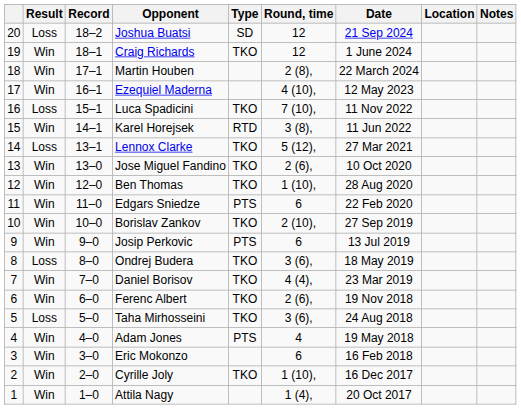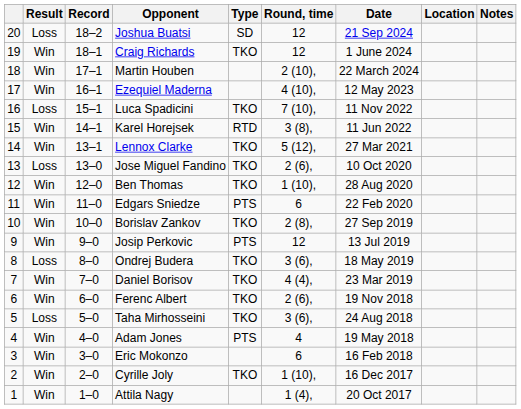(299, 71) 2 (8), -> (299, 71) 2 (10),
(44, 147) Loss -> (44, 147) Win
(44, 166) Win -> (44, 166) Loss
(299, 223) 2 (10), -> (299, 223) 2 (8),
(299, 242) 6 -> (299, 242) 12
